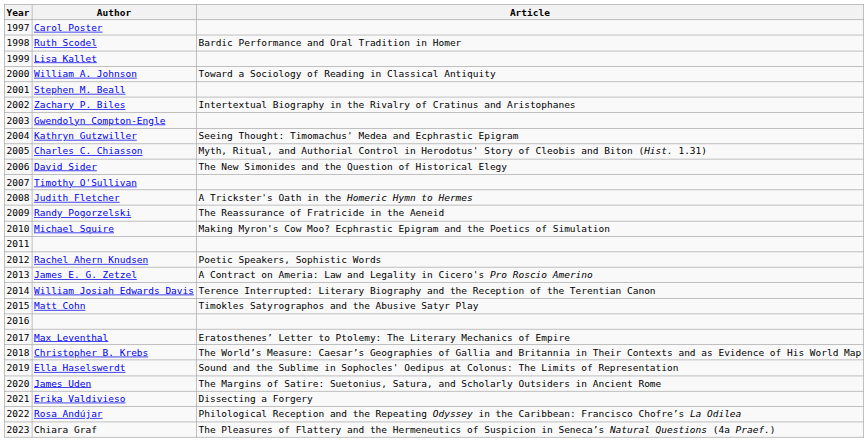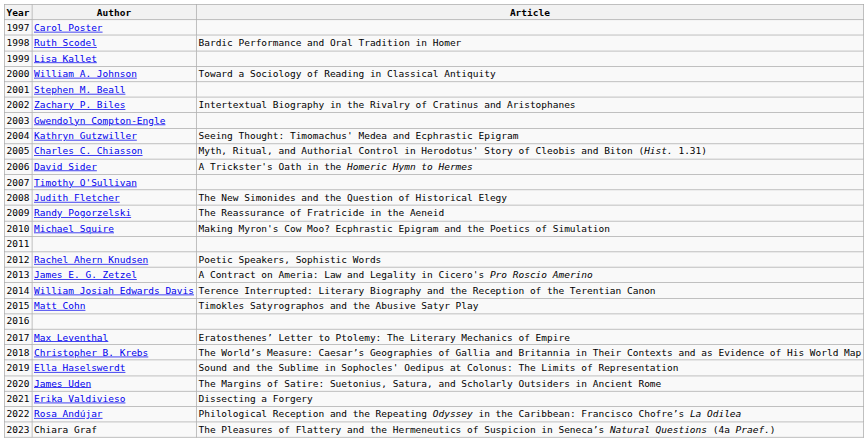(353, 167) The New Simonides and the Question of Historical Elegy -> (336, 167) A Trickster's Oath in the Homeric Hymn to Hermes
(336, 198) A Trickster's Oath in the Homeric Hymn to Hermes -> (353, 198) The New Simonides and the Question of Historical Elegy
